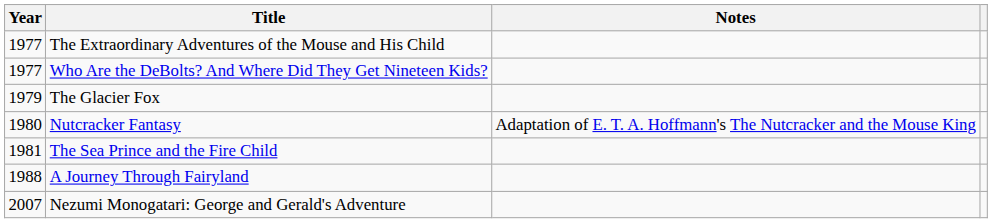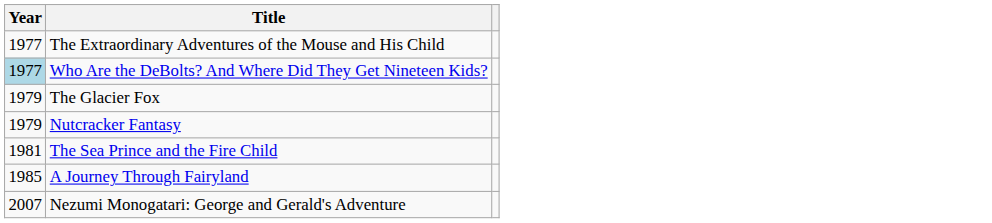- column: (736, 17)
(25, 71) no background -> (25, 71) lightblue background
(25, 124) 1980 -> (25, 124) 1979
(25, 177) 1988 -> (25, 177) 1985
